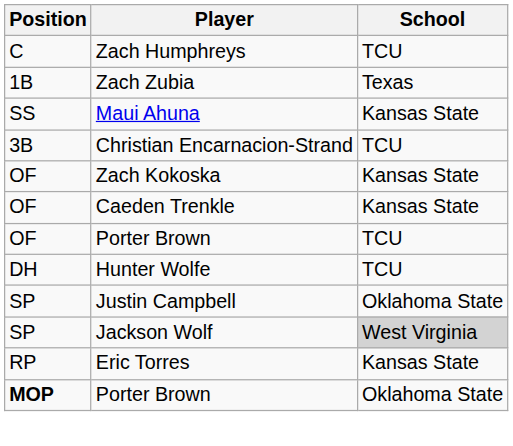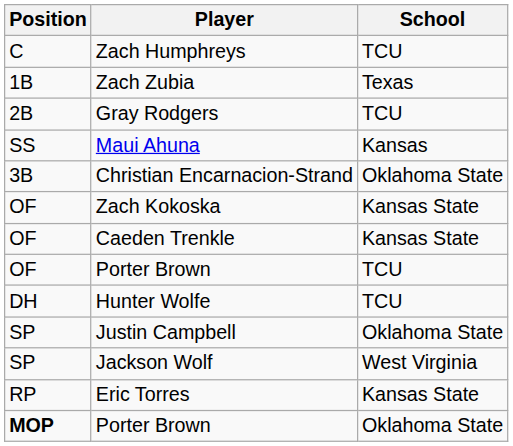+ row: (21, 113)
(421, 113) Kansas State -> (395, 144) Kansas
(382, 144) TCU -> (433, 176) Oklahoma State
(420, 332) lightgrey background -> (420, 363) no background
